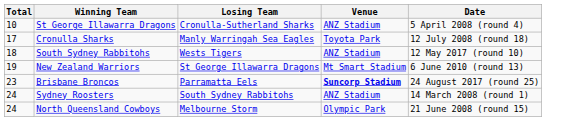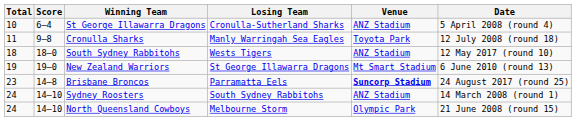+ column: (49, 11)
(12, 39) 17 -> (12, 39) 11
